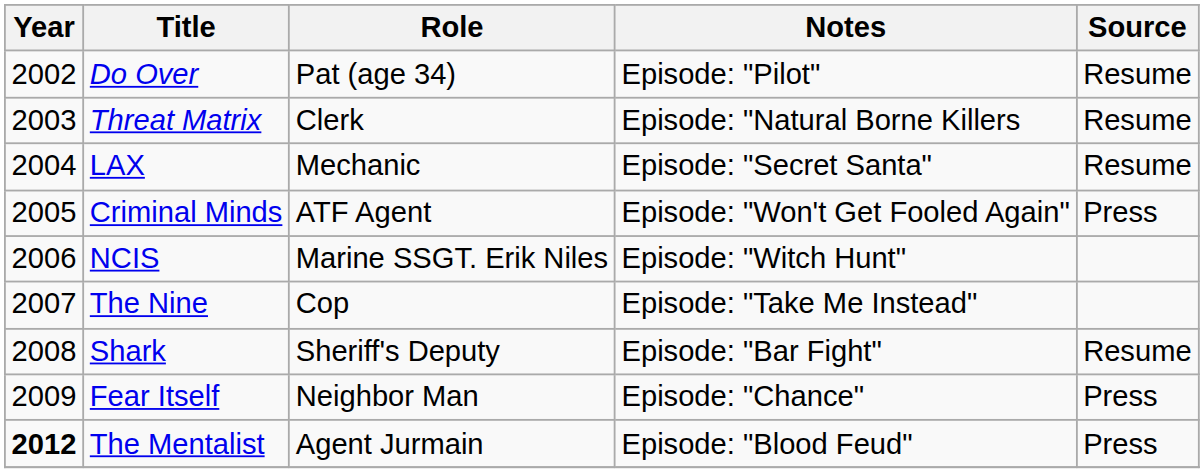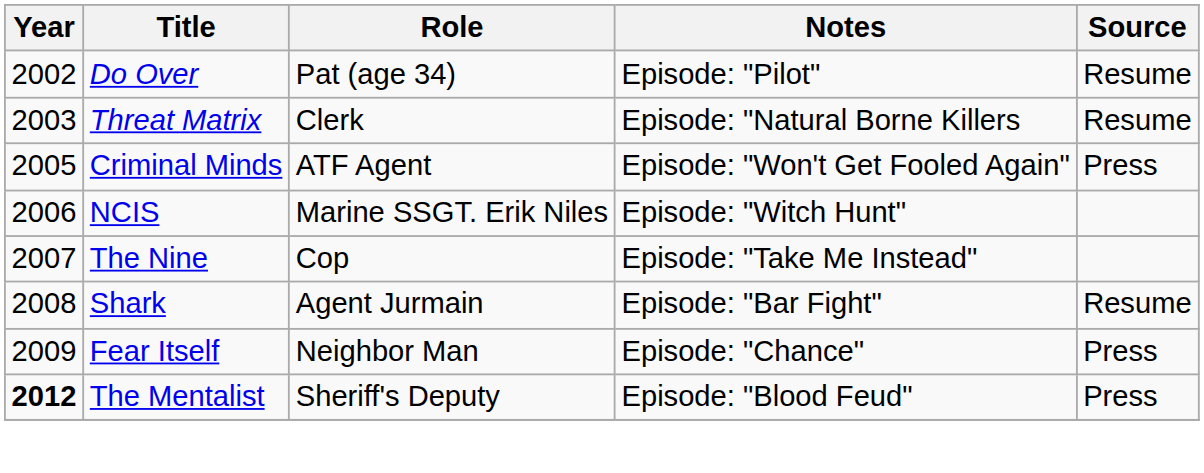- row: (117, 166)
(398, 350) Sheriff's Deputy -> (390, 304) Agent Jurmain
(390, 443) Agent Jurmain -> (398, 397) Sheriff's Deputy
